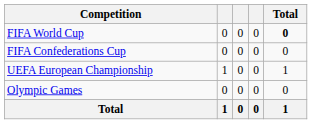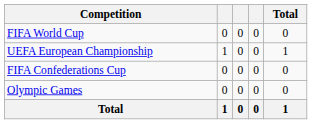(285, 33) bold -> (285, 33) normal
rows swapped: (80, 71) <-> (66, 52)
